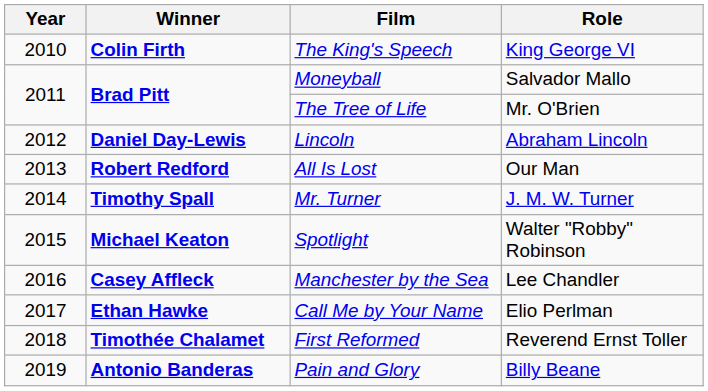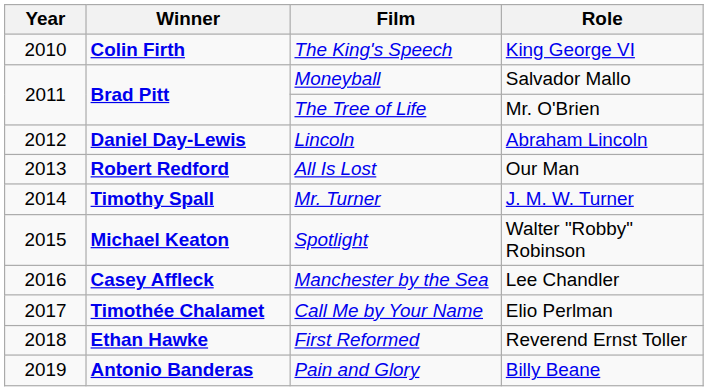(149, 310) Ethan Hawke -> (177, 310) Timothée Chalamet
(177, 340) Timothée Chalamet -> (149, 340) Ethan Hawke
